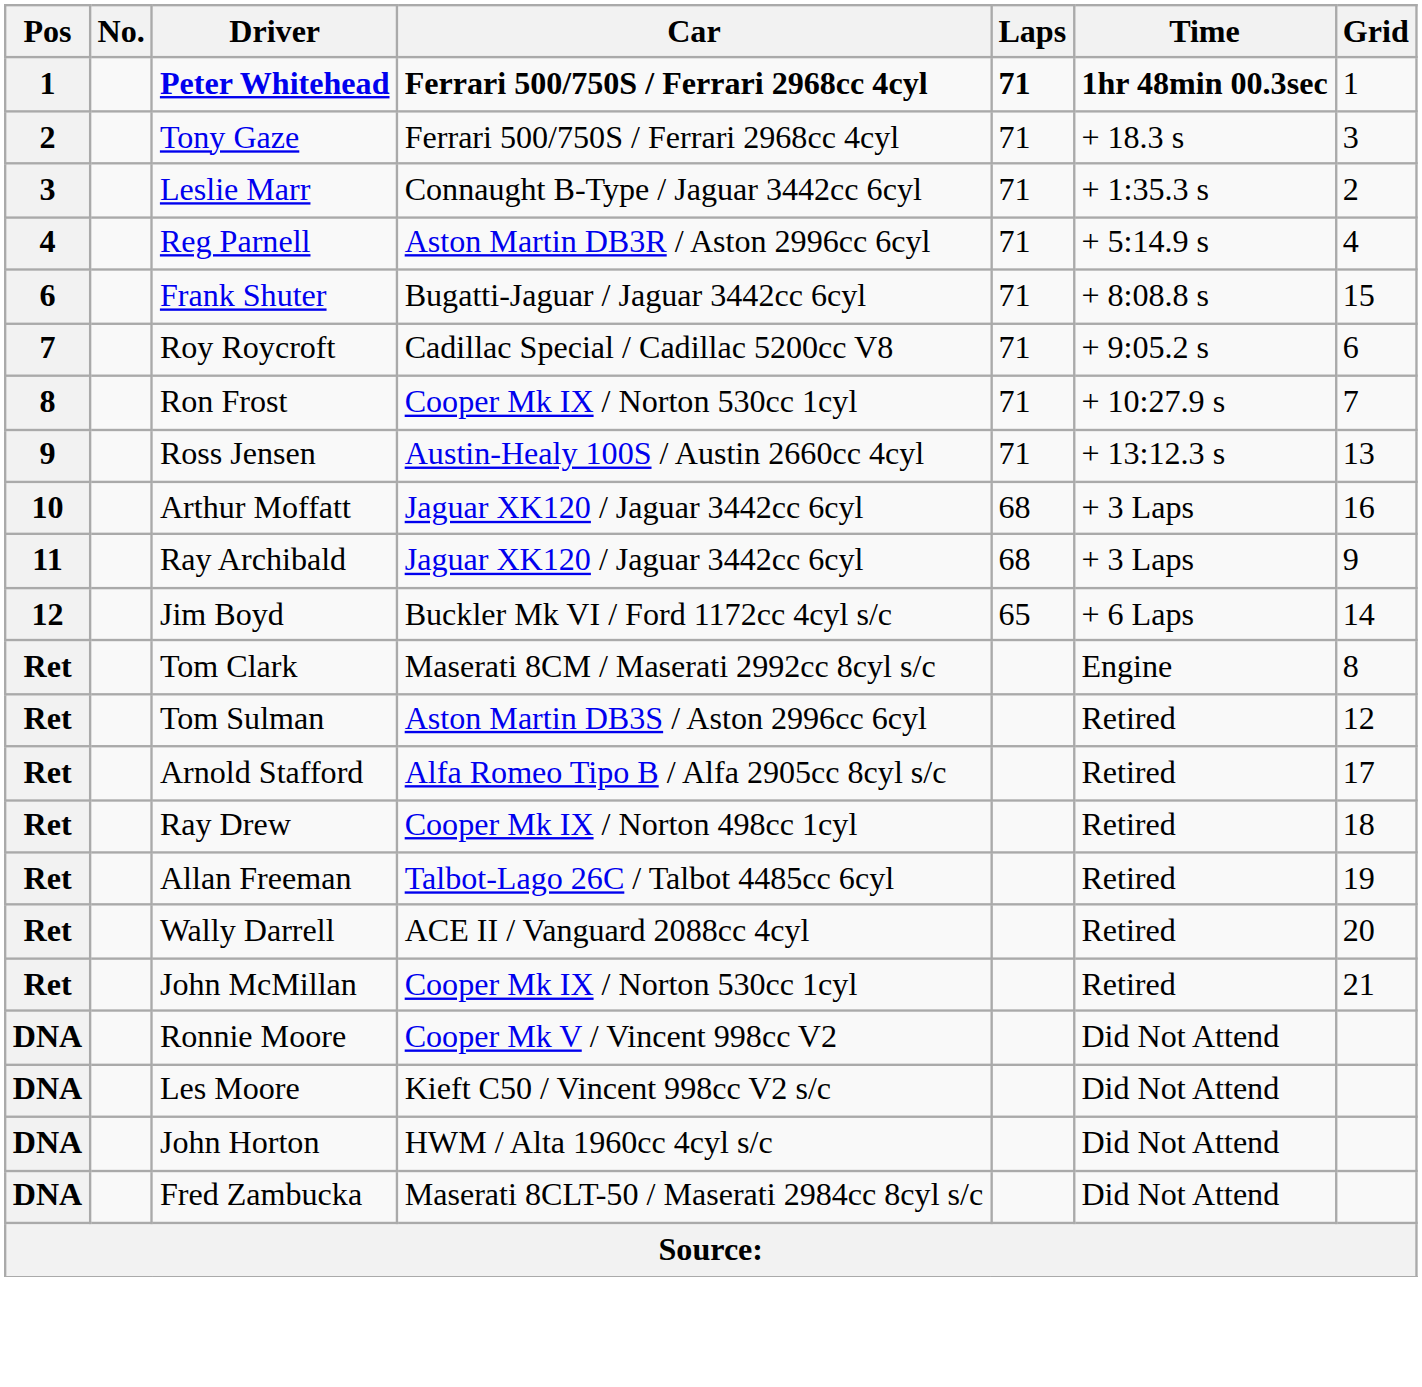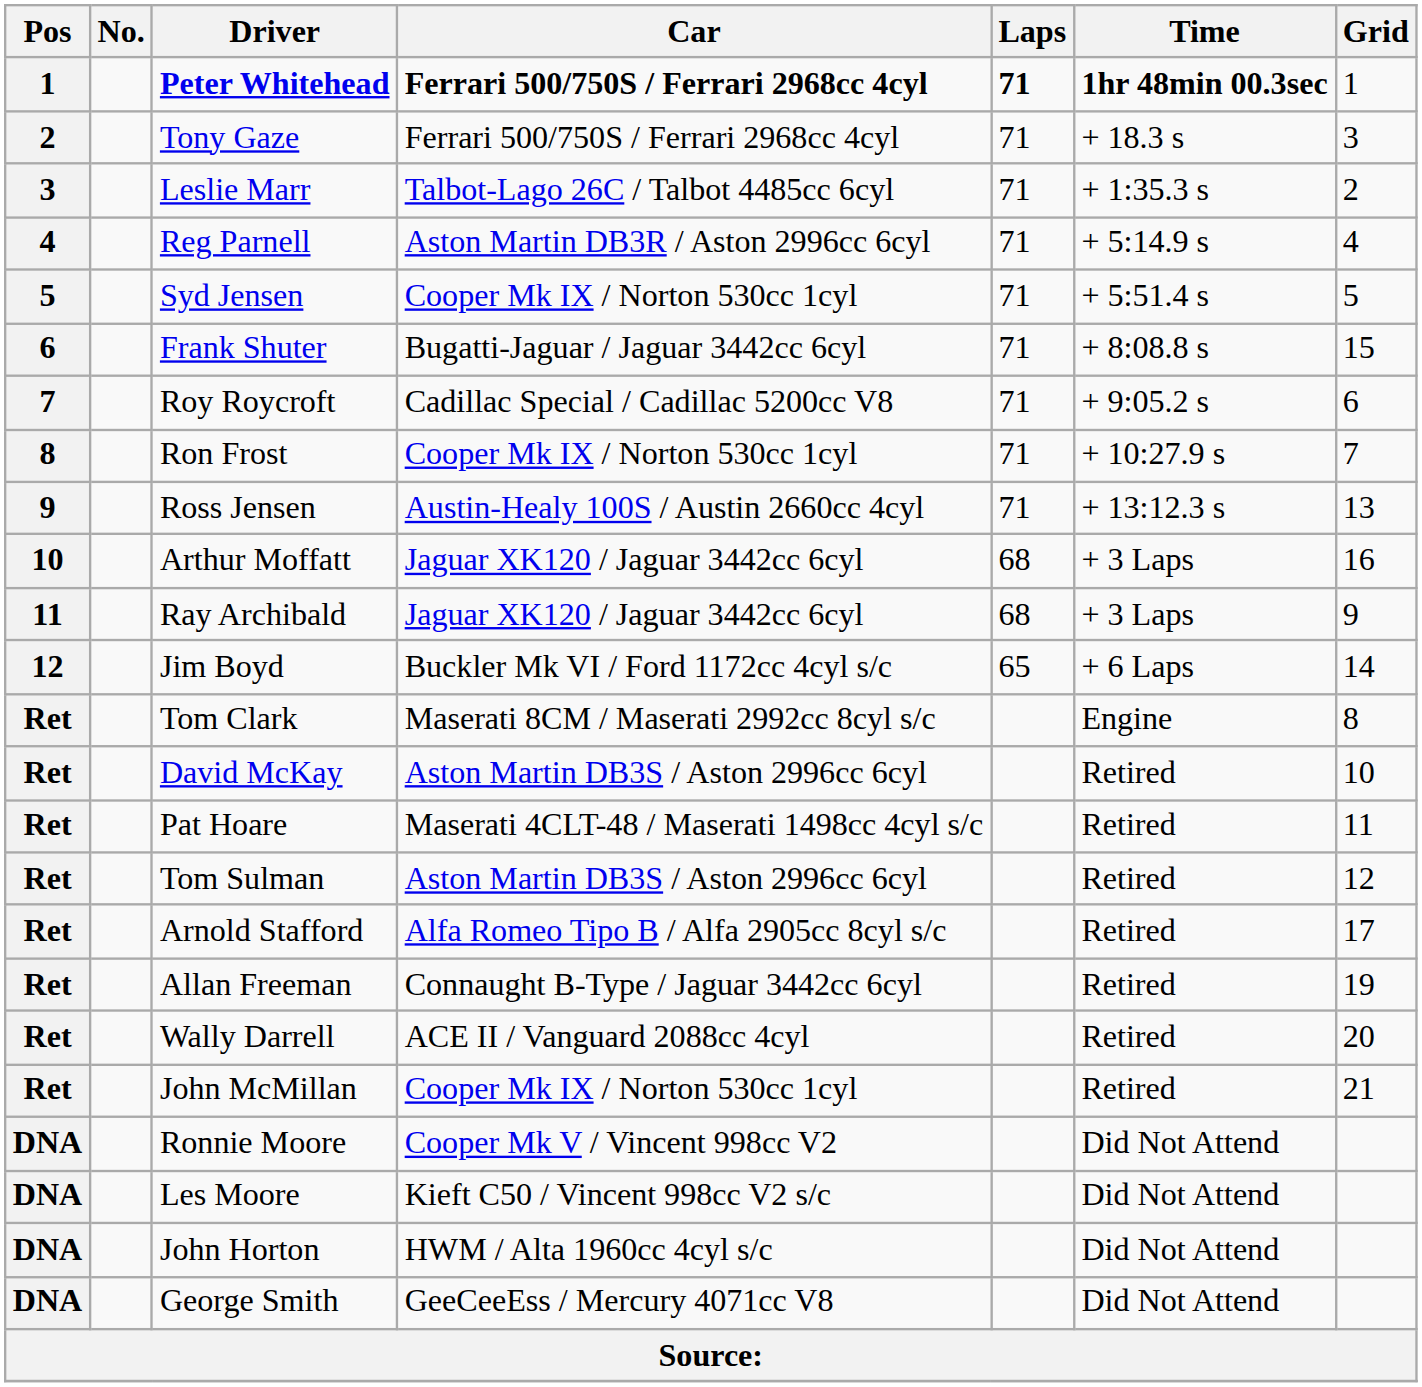(663, 189) Connaught B-Type / Jaguar 3442cc 6cyl -> (649, 189) Talbot-Lago 26C / Talbot 4485cc 6cyl
+ row: (232, 295)
+ row: (251, 771)
+ row: (224, 824)
- row: (225, 824)
(649, 877) Talbot-Lago 26C / Talbot 4485cc 6cyl -> (663, 983) Connaught B-Type / Jaguar 3442cc 6cyl
- row: (261, 1195)
+ row: (249, 1301)
